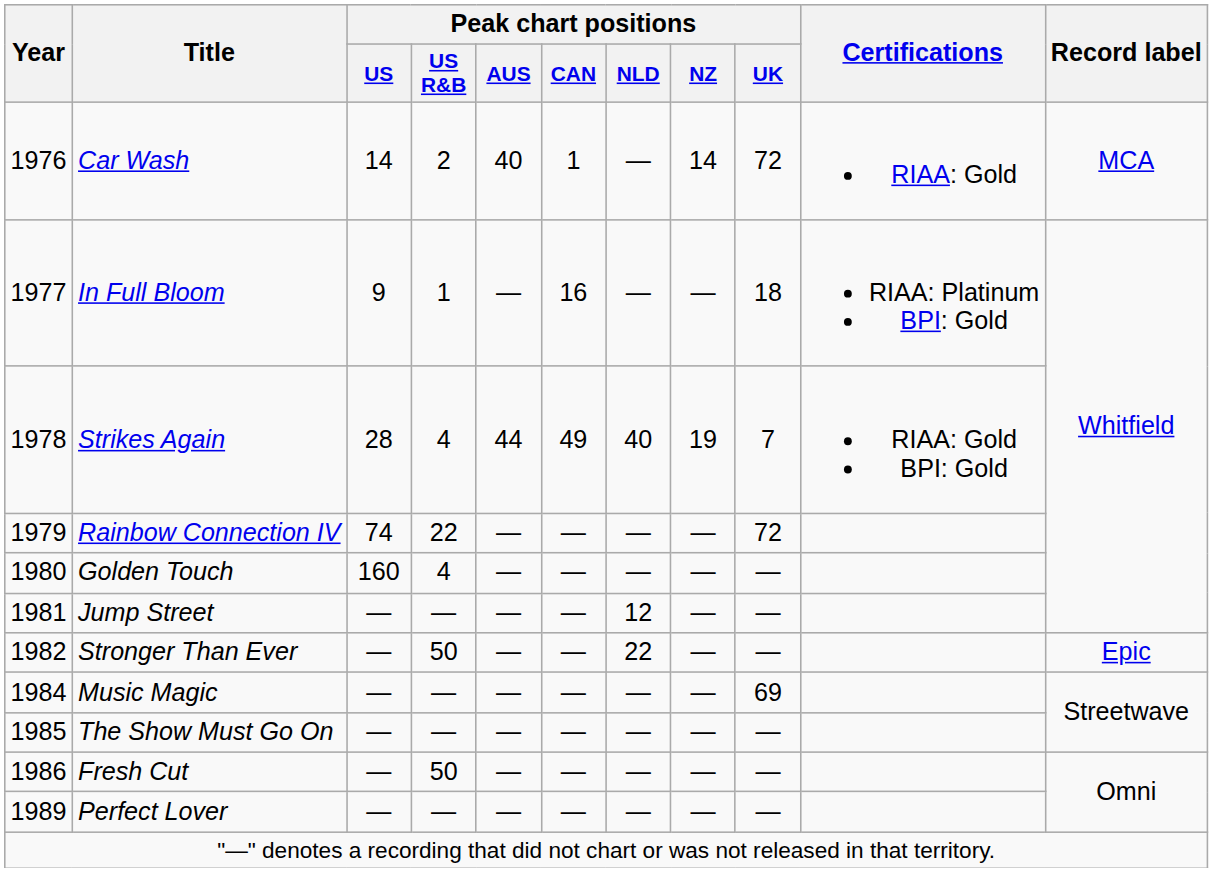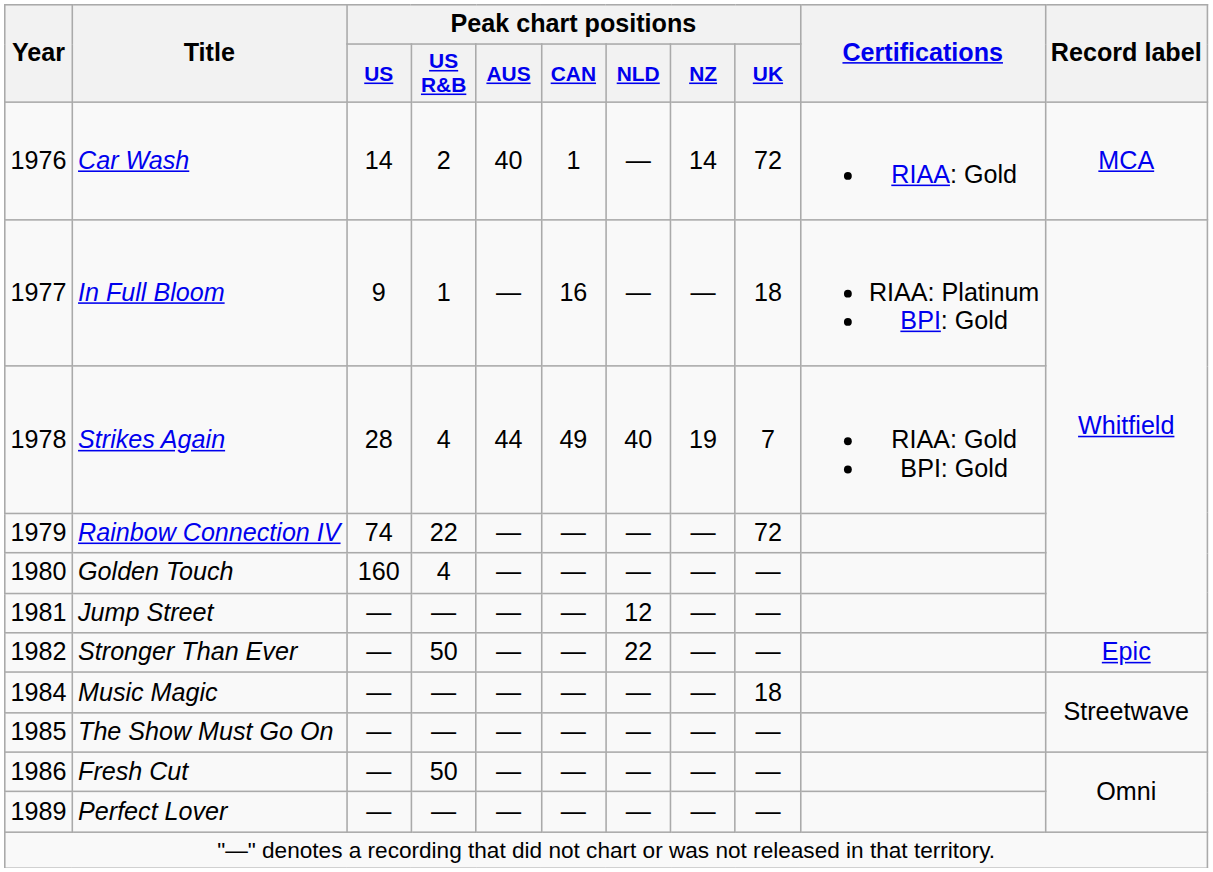(768, 692) 69 -> (768, 692) 18
